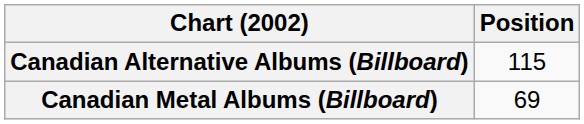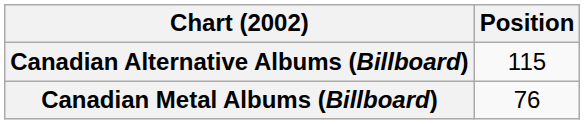(527, 99) 69 -> (527, 99) 76
